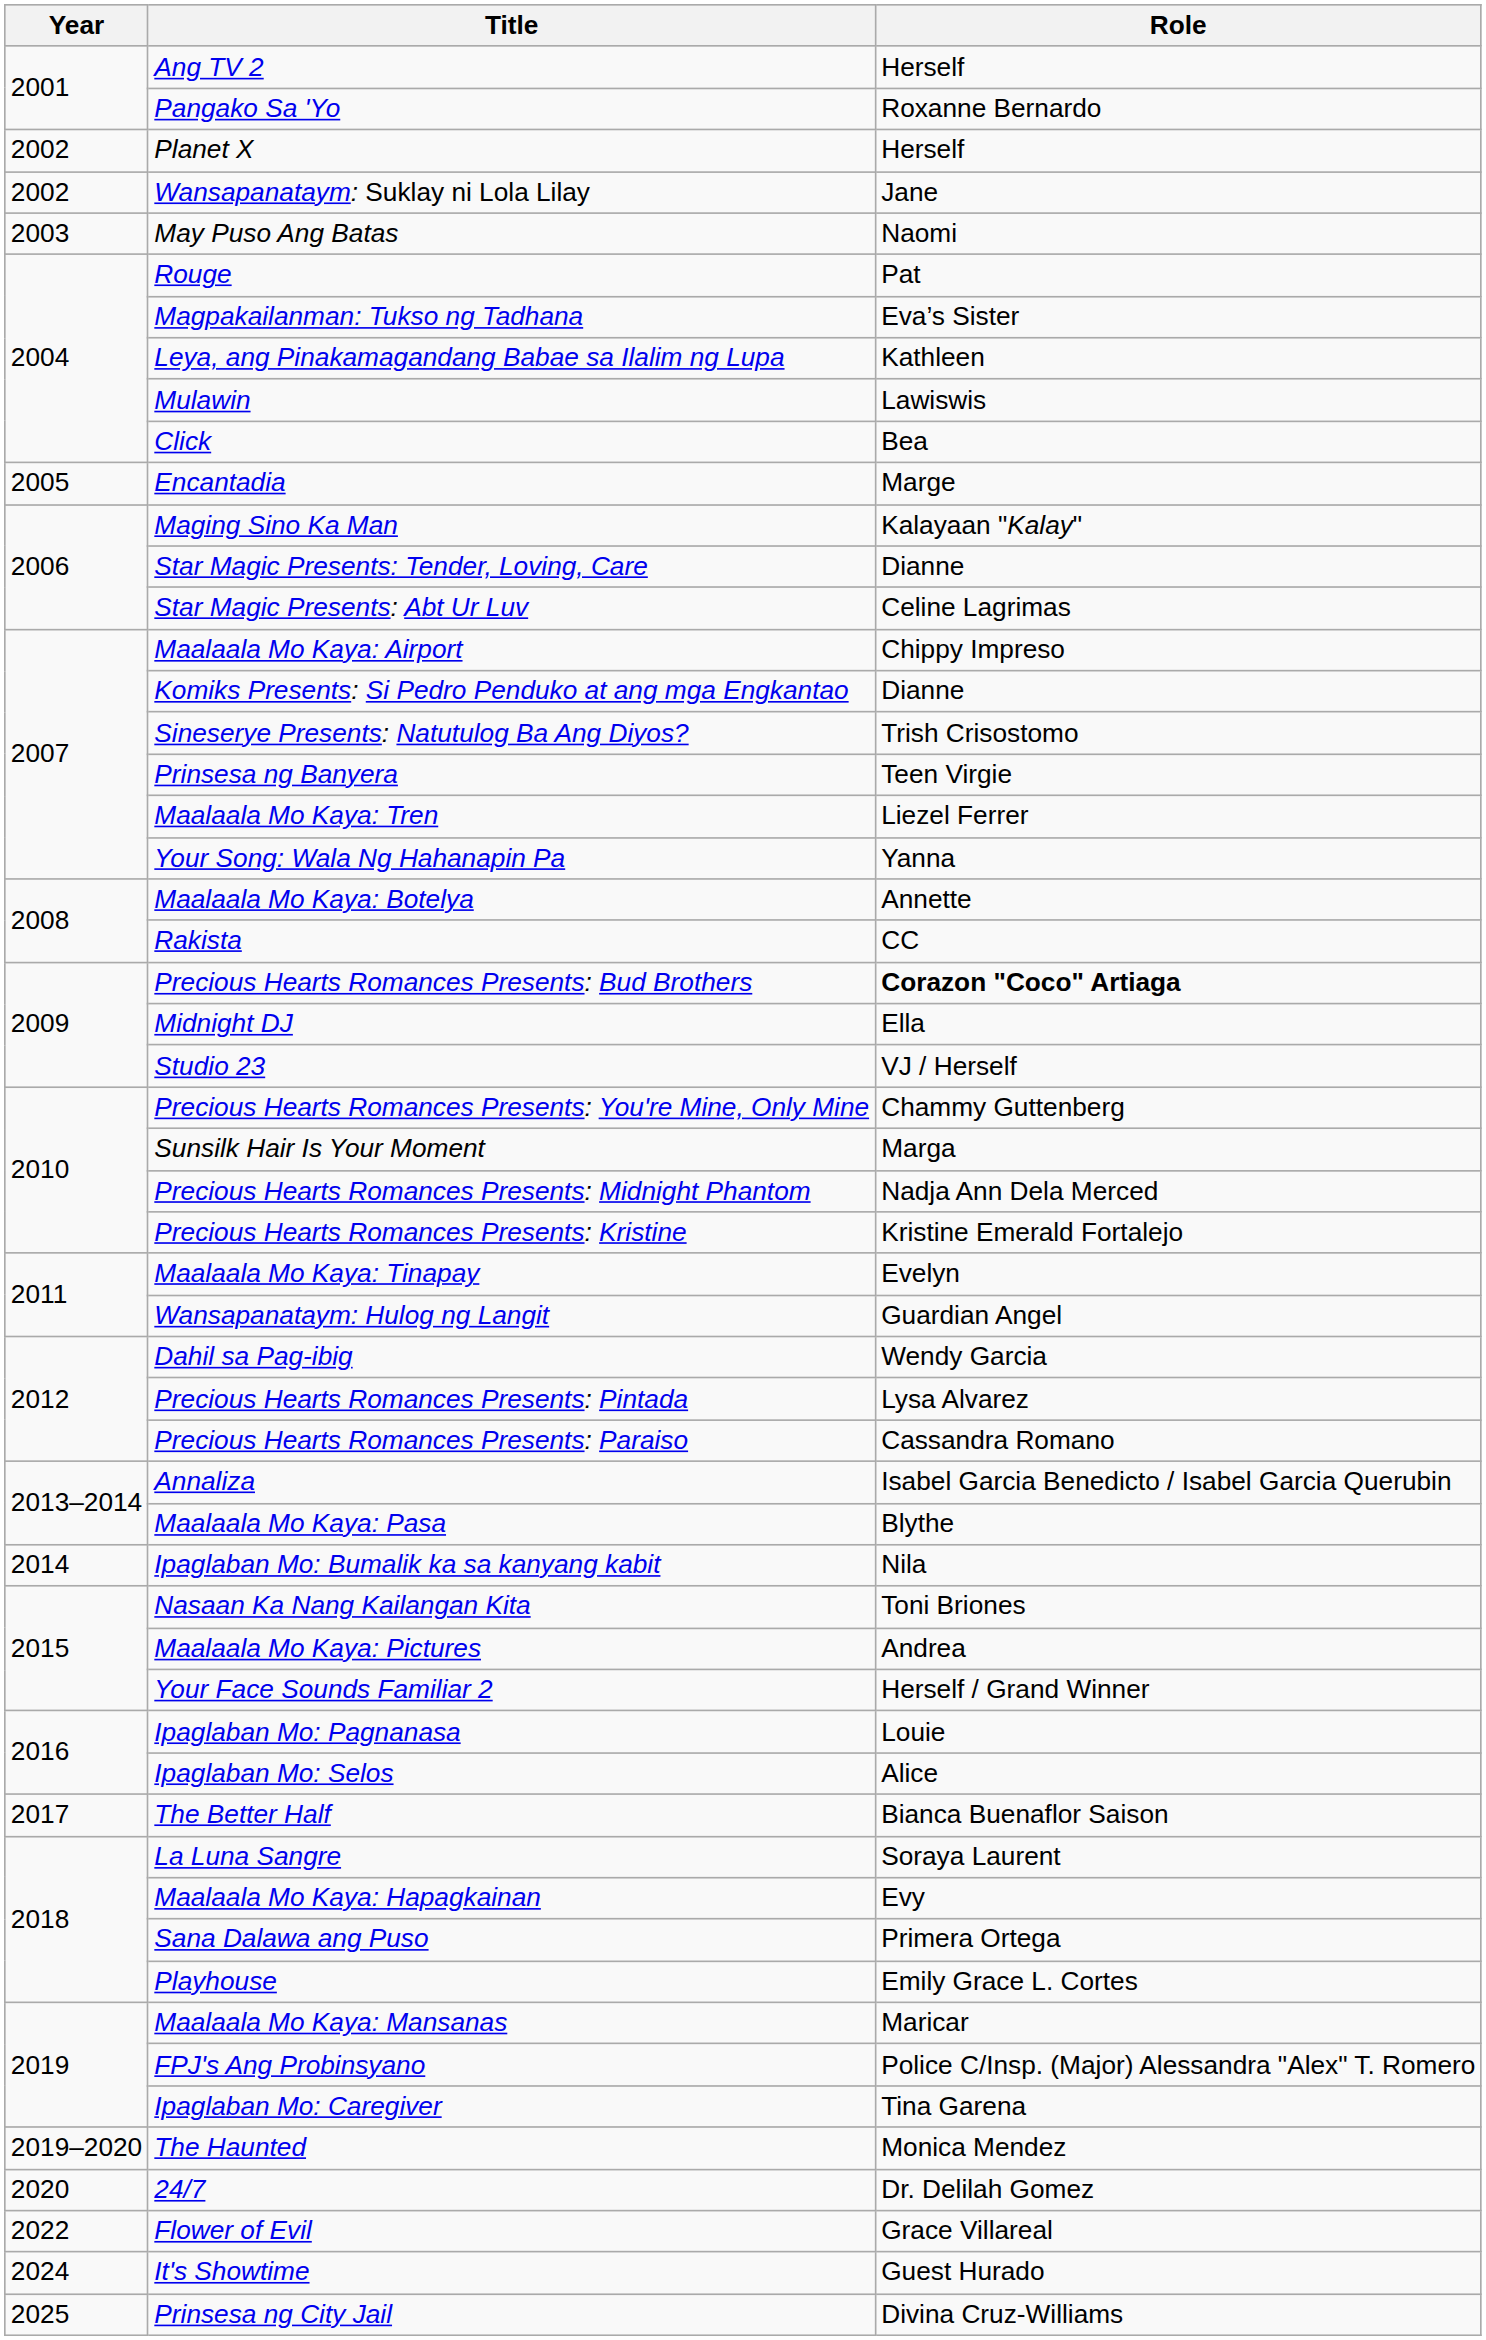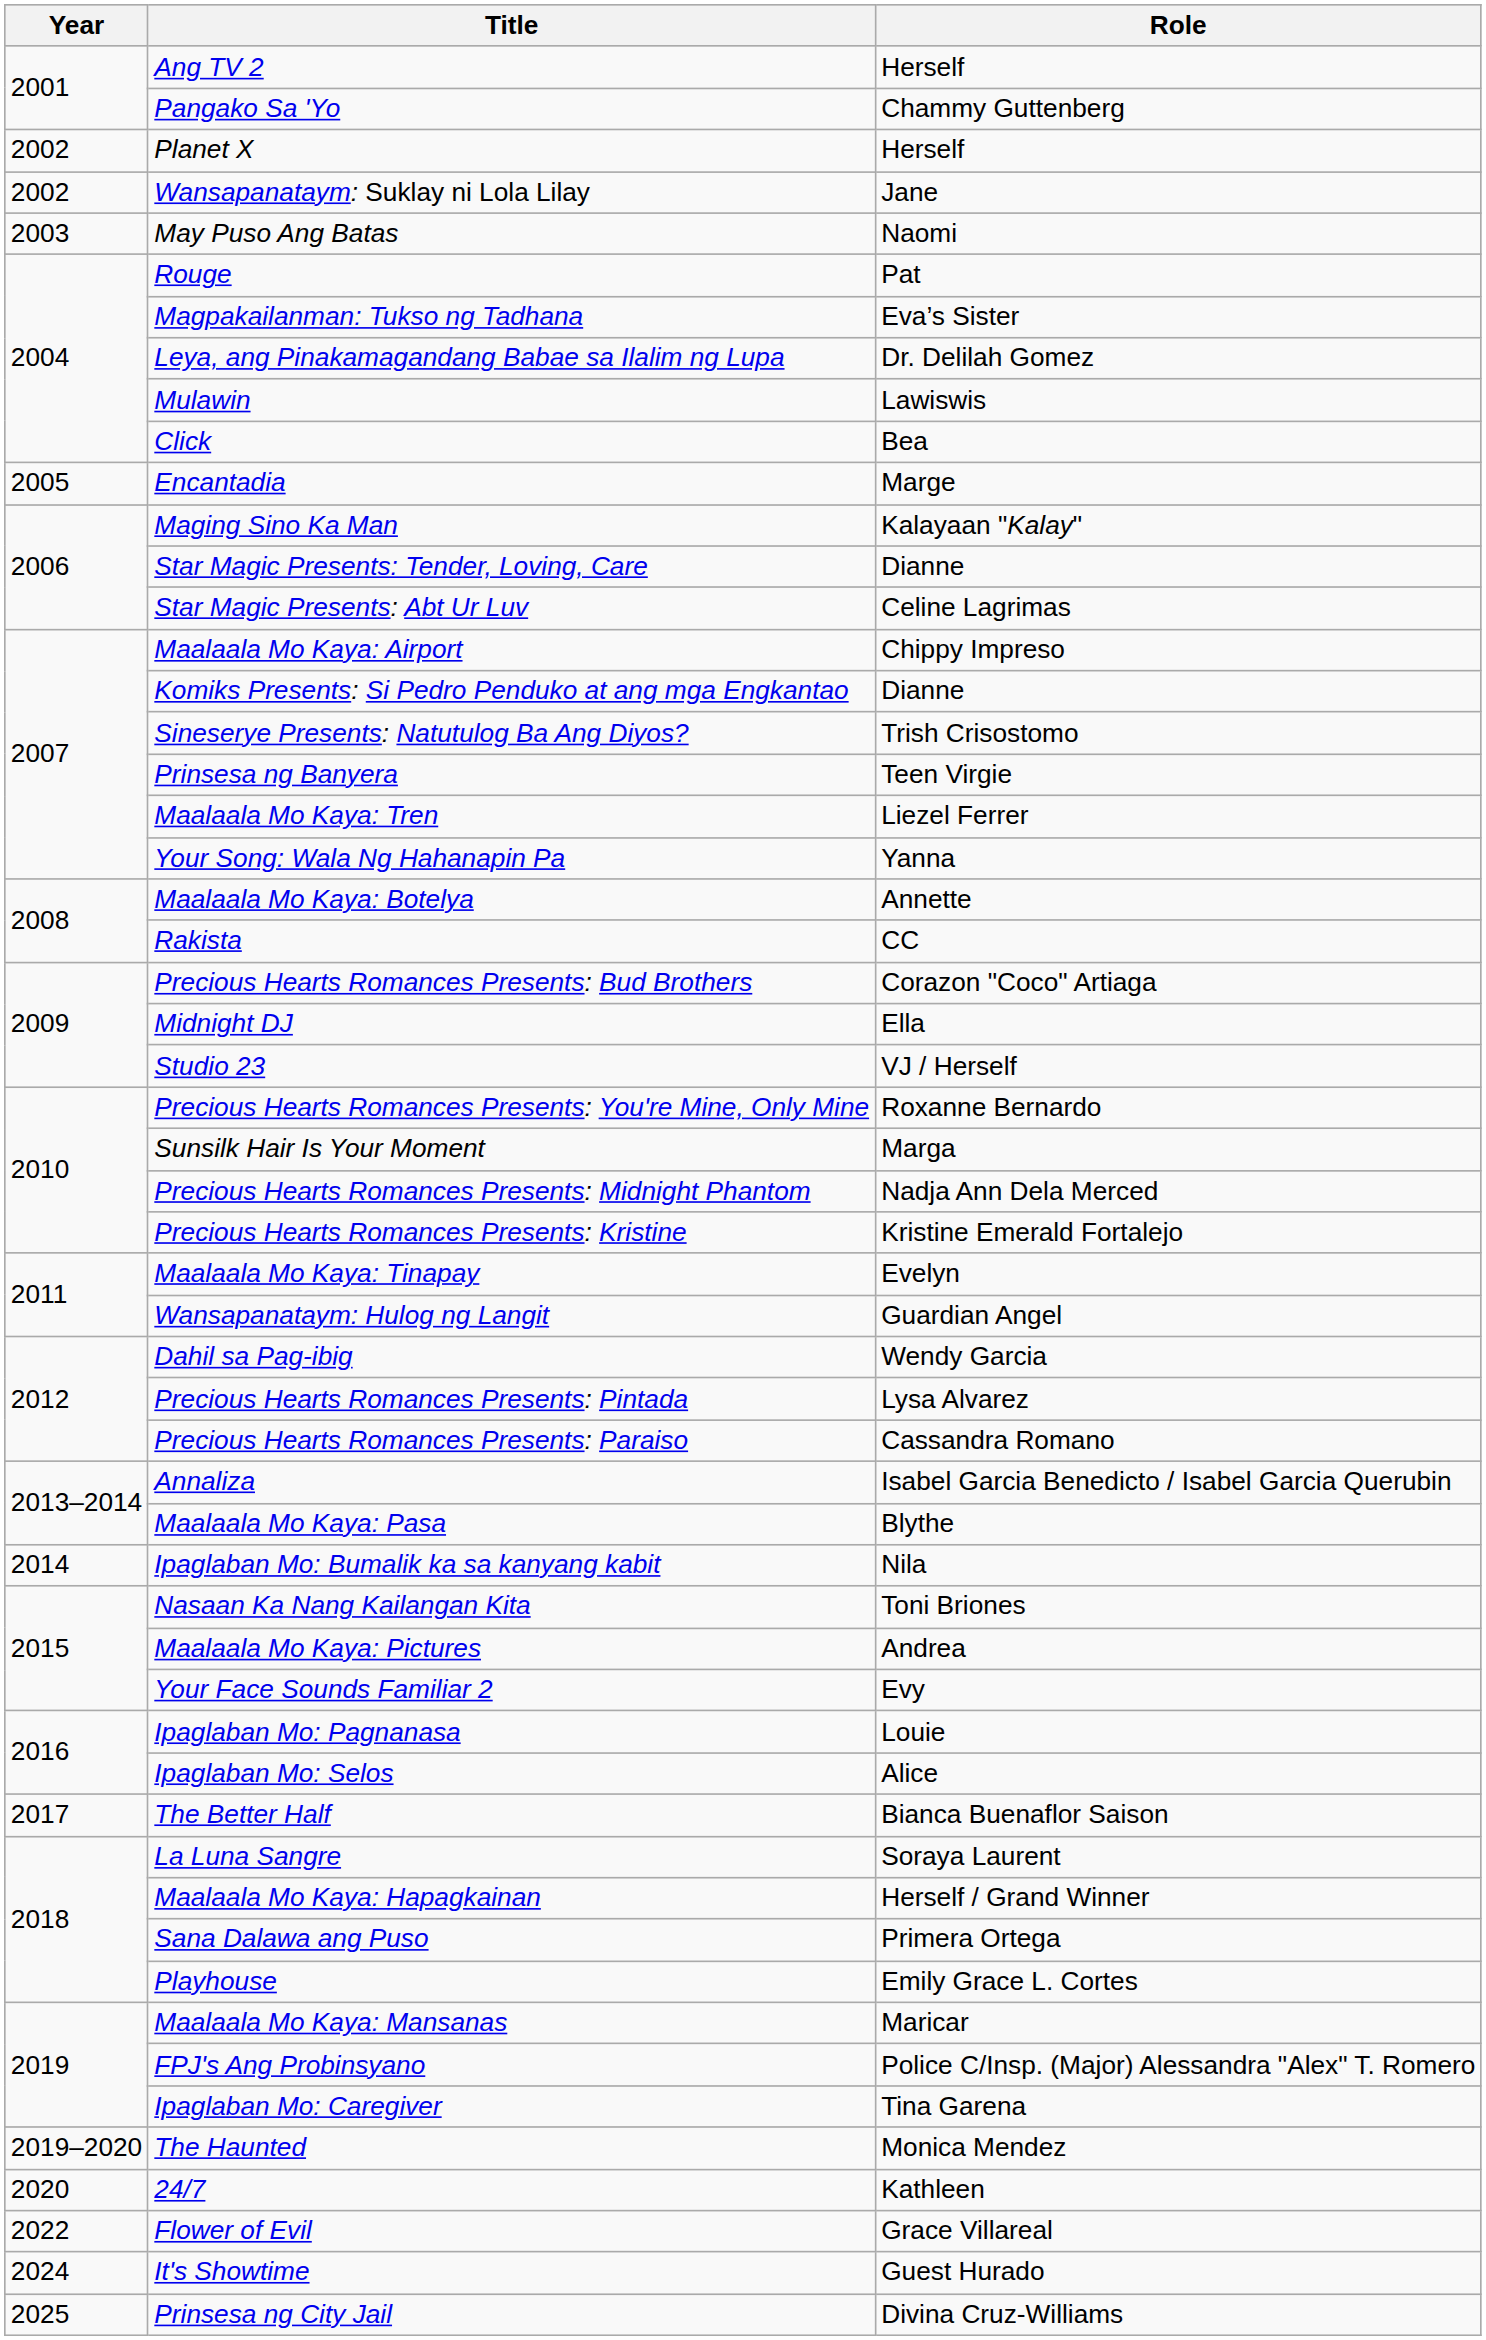(991, 108) Roxanne Bernardo -> (1003, 108) Chammy Guttenberg
(933, 358) Kathleen -> (988, 358) Dr. Delilah Gomez
(1031, 982) bold -> (1019, 982) normal
(1003, 1107) Chammy Guttenberg -> (991, 1107) Roxanne Bernardo
(1015, 1689) Herself / Grand Winner -> (903, 1689) Evy
(903, 1897) Evy -> (1015, 1897) Herself / Grand Winner
(988, 2189) Dr. Delilah Gomez -> (933, 2189) Kathleen
